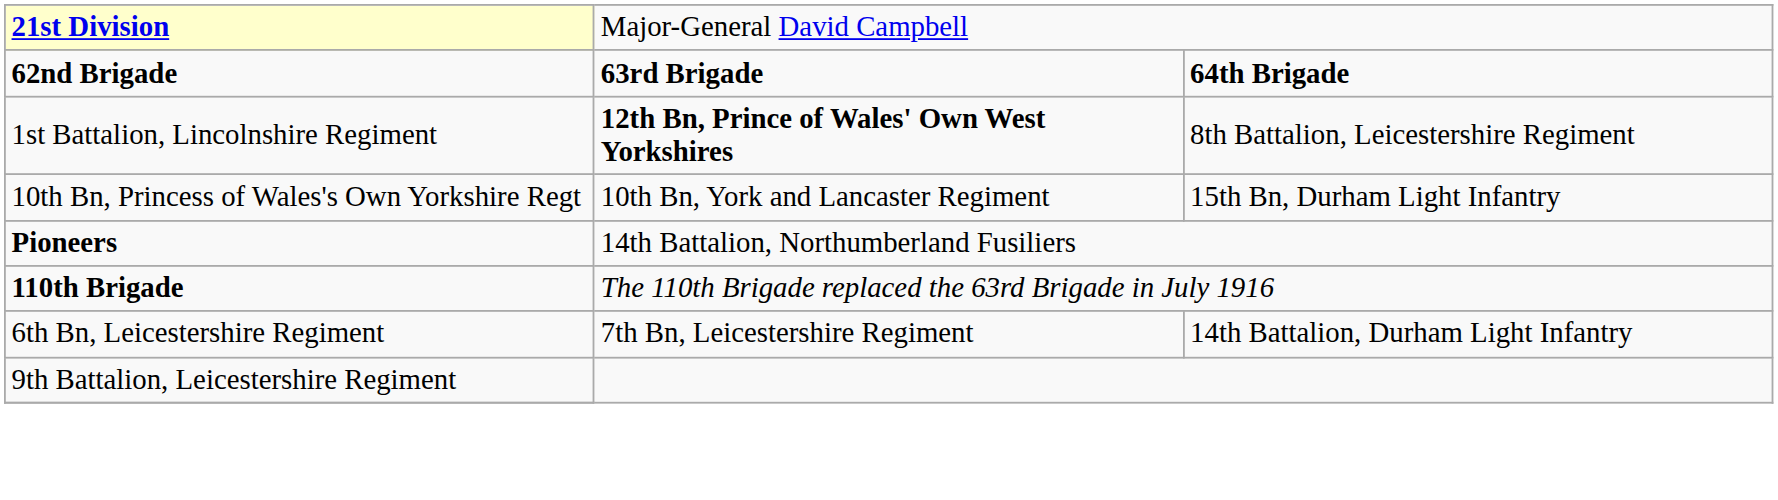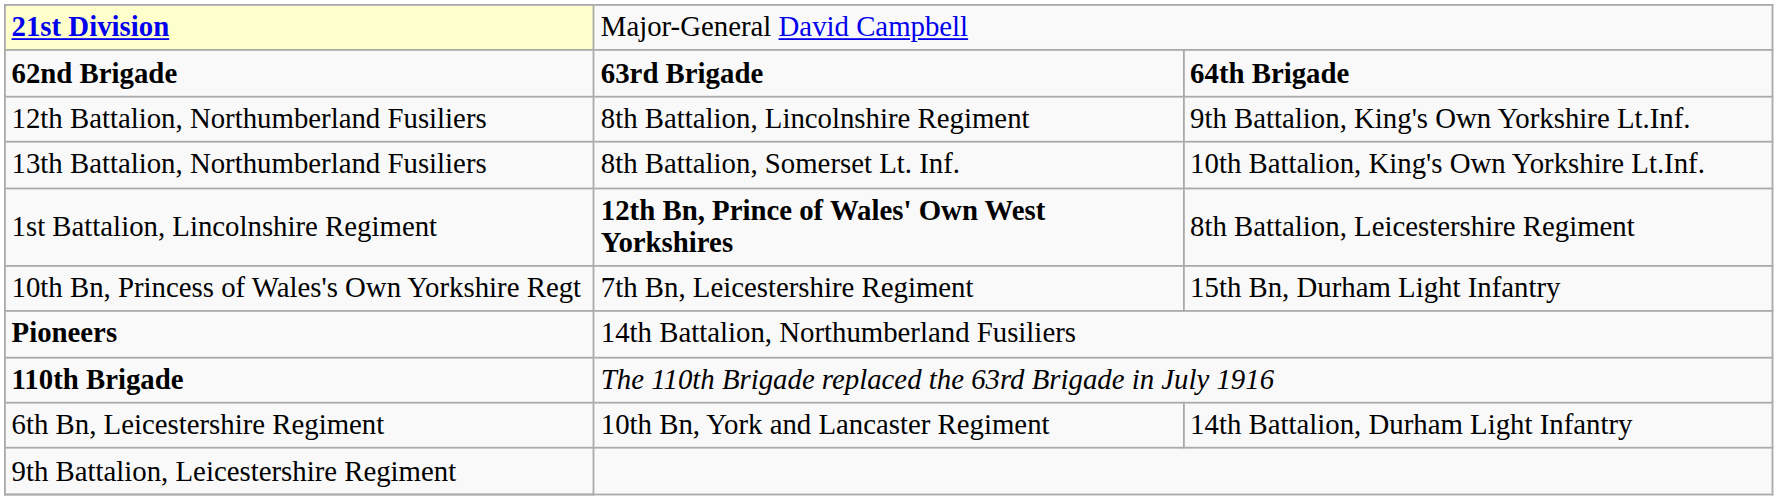+ row: (249, 118)
+ row: (249, 164)
(825, 196) 10th Bn, York and Lancaster Regiment -> (787, 288) 7th Bn, Leicestershire Regiment
(787, 333) 7th Bn, Leicestershire Regiment -> (825, 425) 10th Bn, York and Lancaster Regiment
